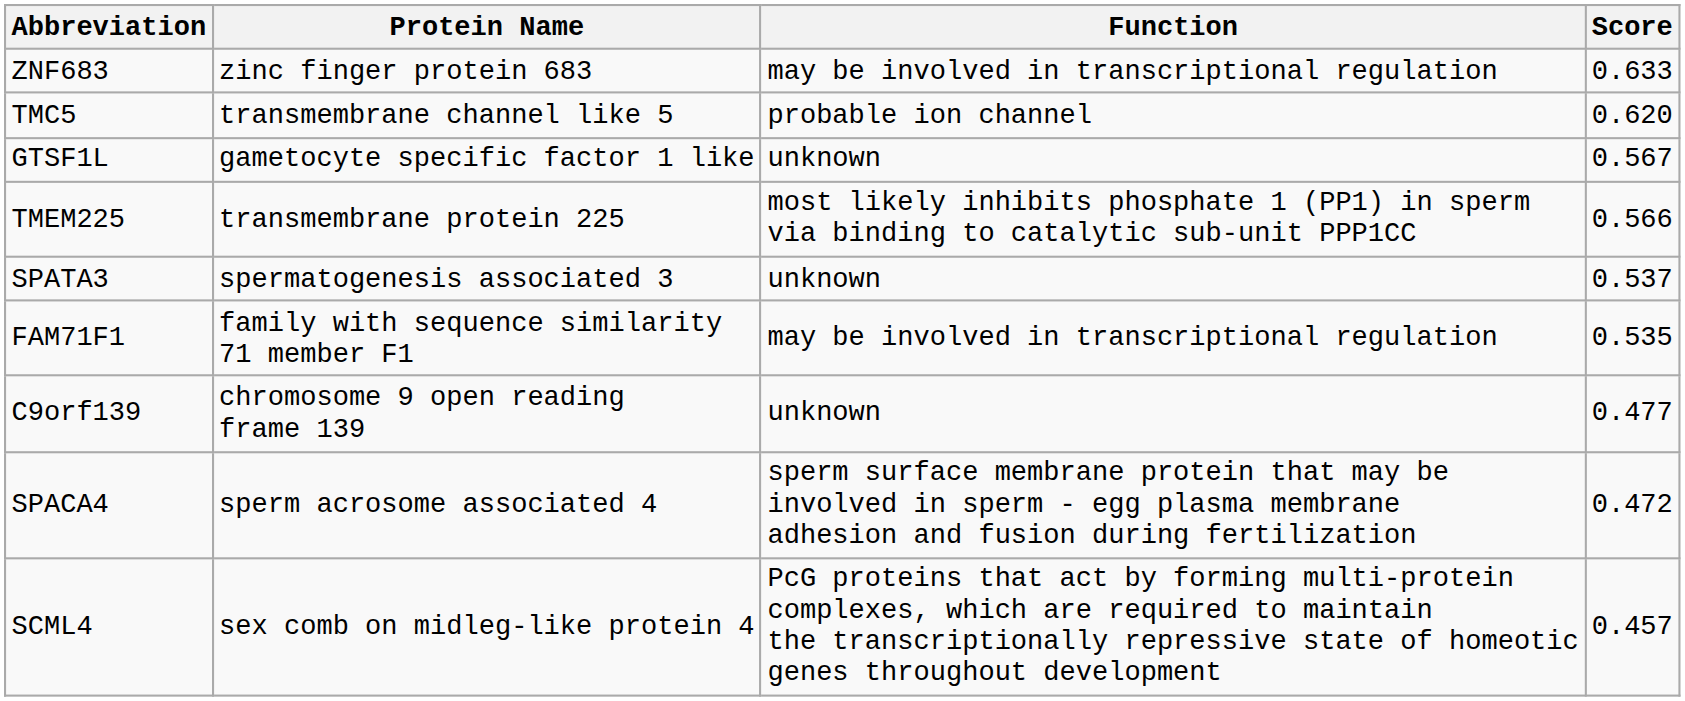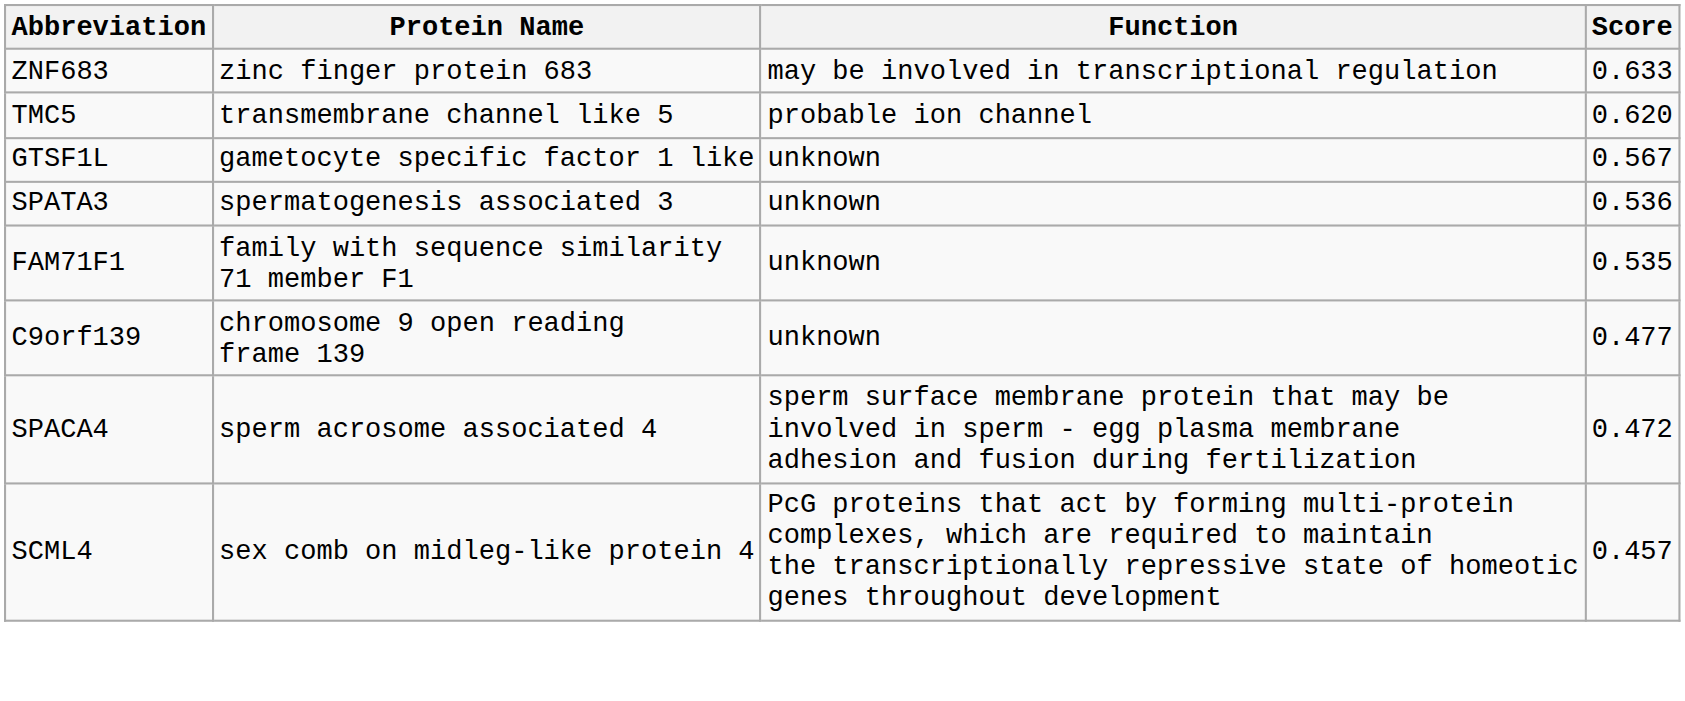- row: (68, 219)
(1632, 279) 0.537 -> (1632, 203) 0.536
(1133, 338) may be involved in transcriptional regulation -> (824, 263) unknown
